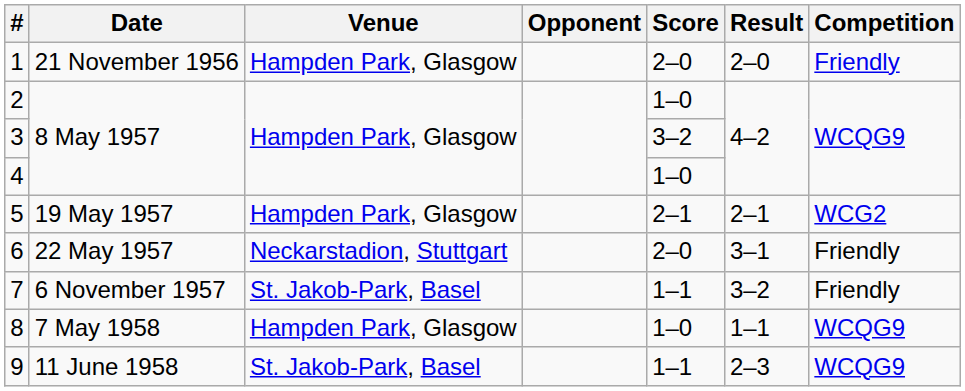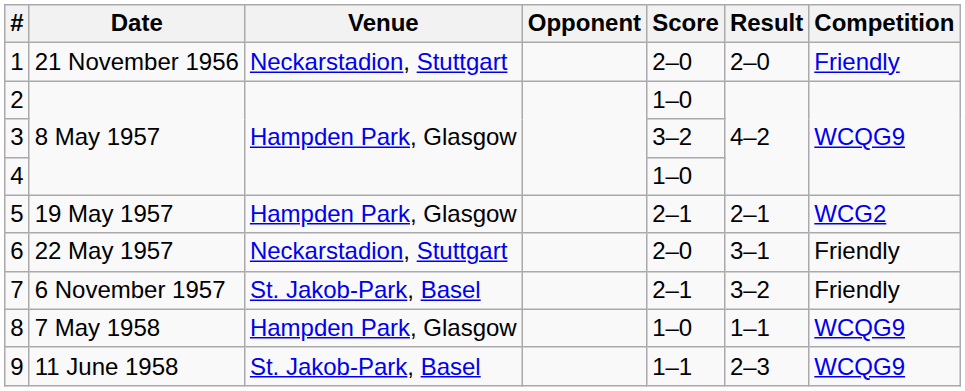(383, 61) Hampden Park, Glasgow -> (379, 61) Neckarstadion, Stuttgart
(672, 289) 1–1 -> (672, 289) 2–1
